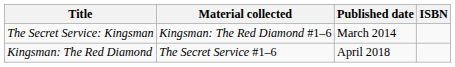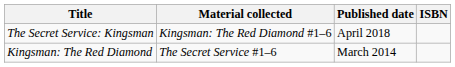(367, 33) March 2014 -> (364, 33) April 2018
(364, 52) April 2018 -> (367, 52) March 2014
